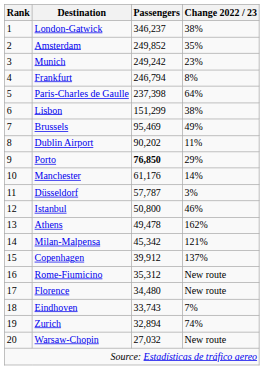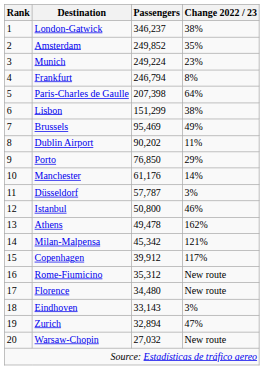(150, 61) 249,242 -> (150, 61) 249,224
(150, 94) 237,398 -> (150, 94) 207,398
(147, 159) bold -> (147, 159) normal
(196, 257) 137% -> (196, 257) 117%
(147, 307) 33,743 -> (147, 307) 33,143
(191, 307) 7% -> (191, 307) 3%
(194, 323) 74% -> (194, 323) 47%
